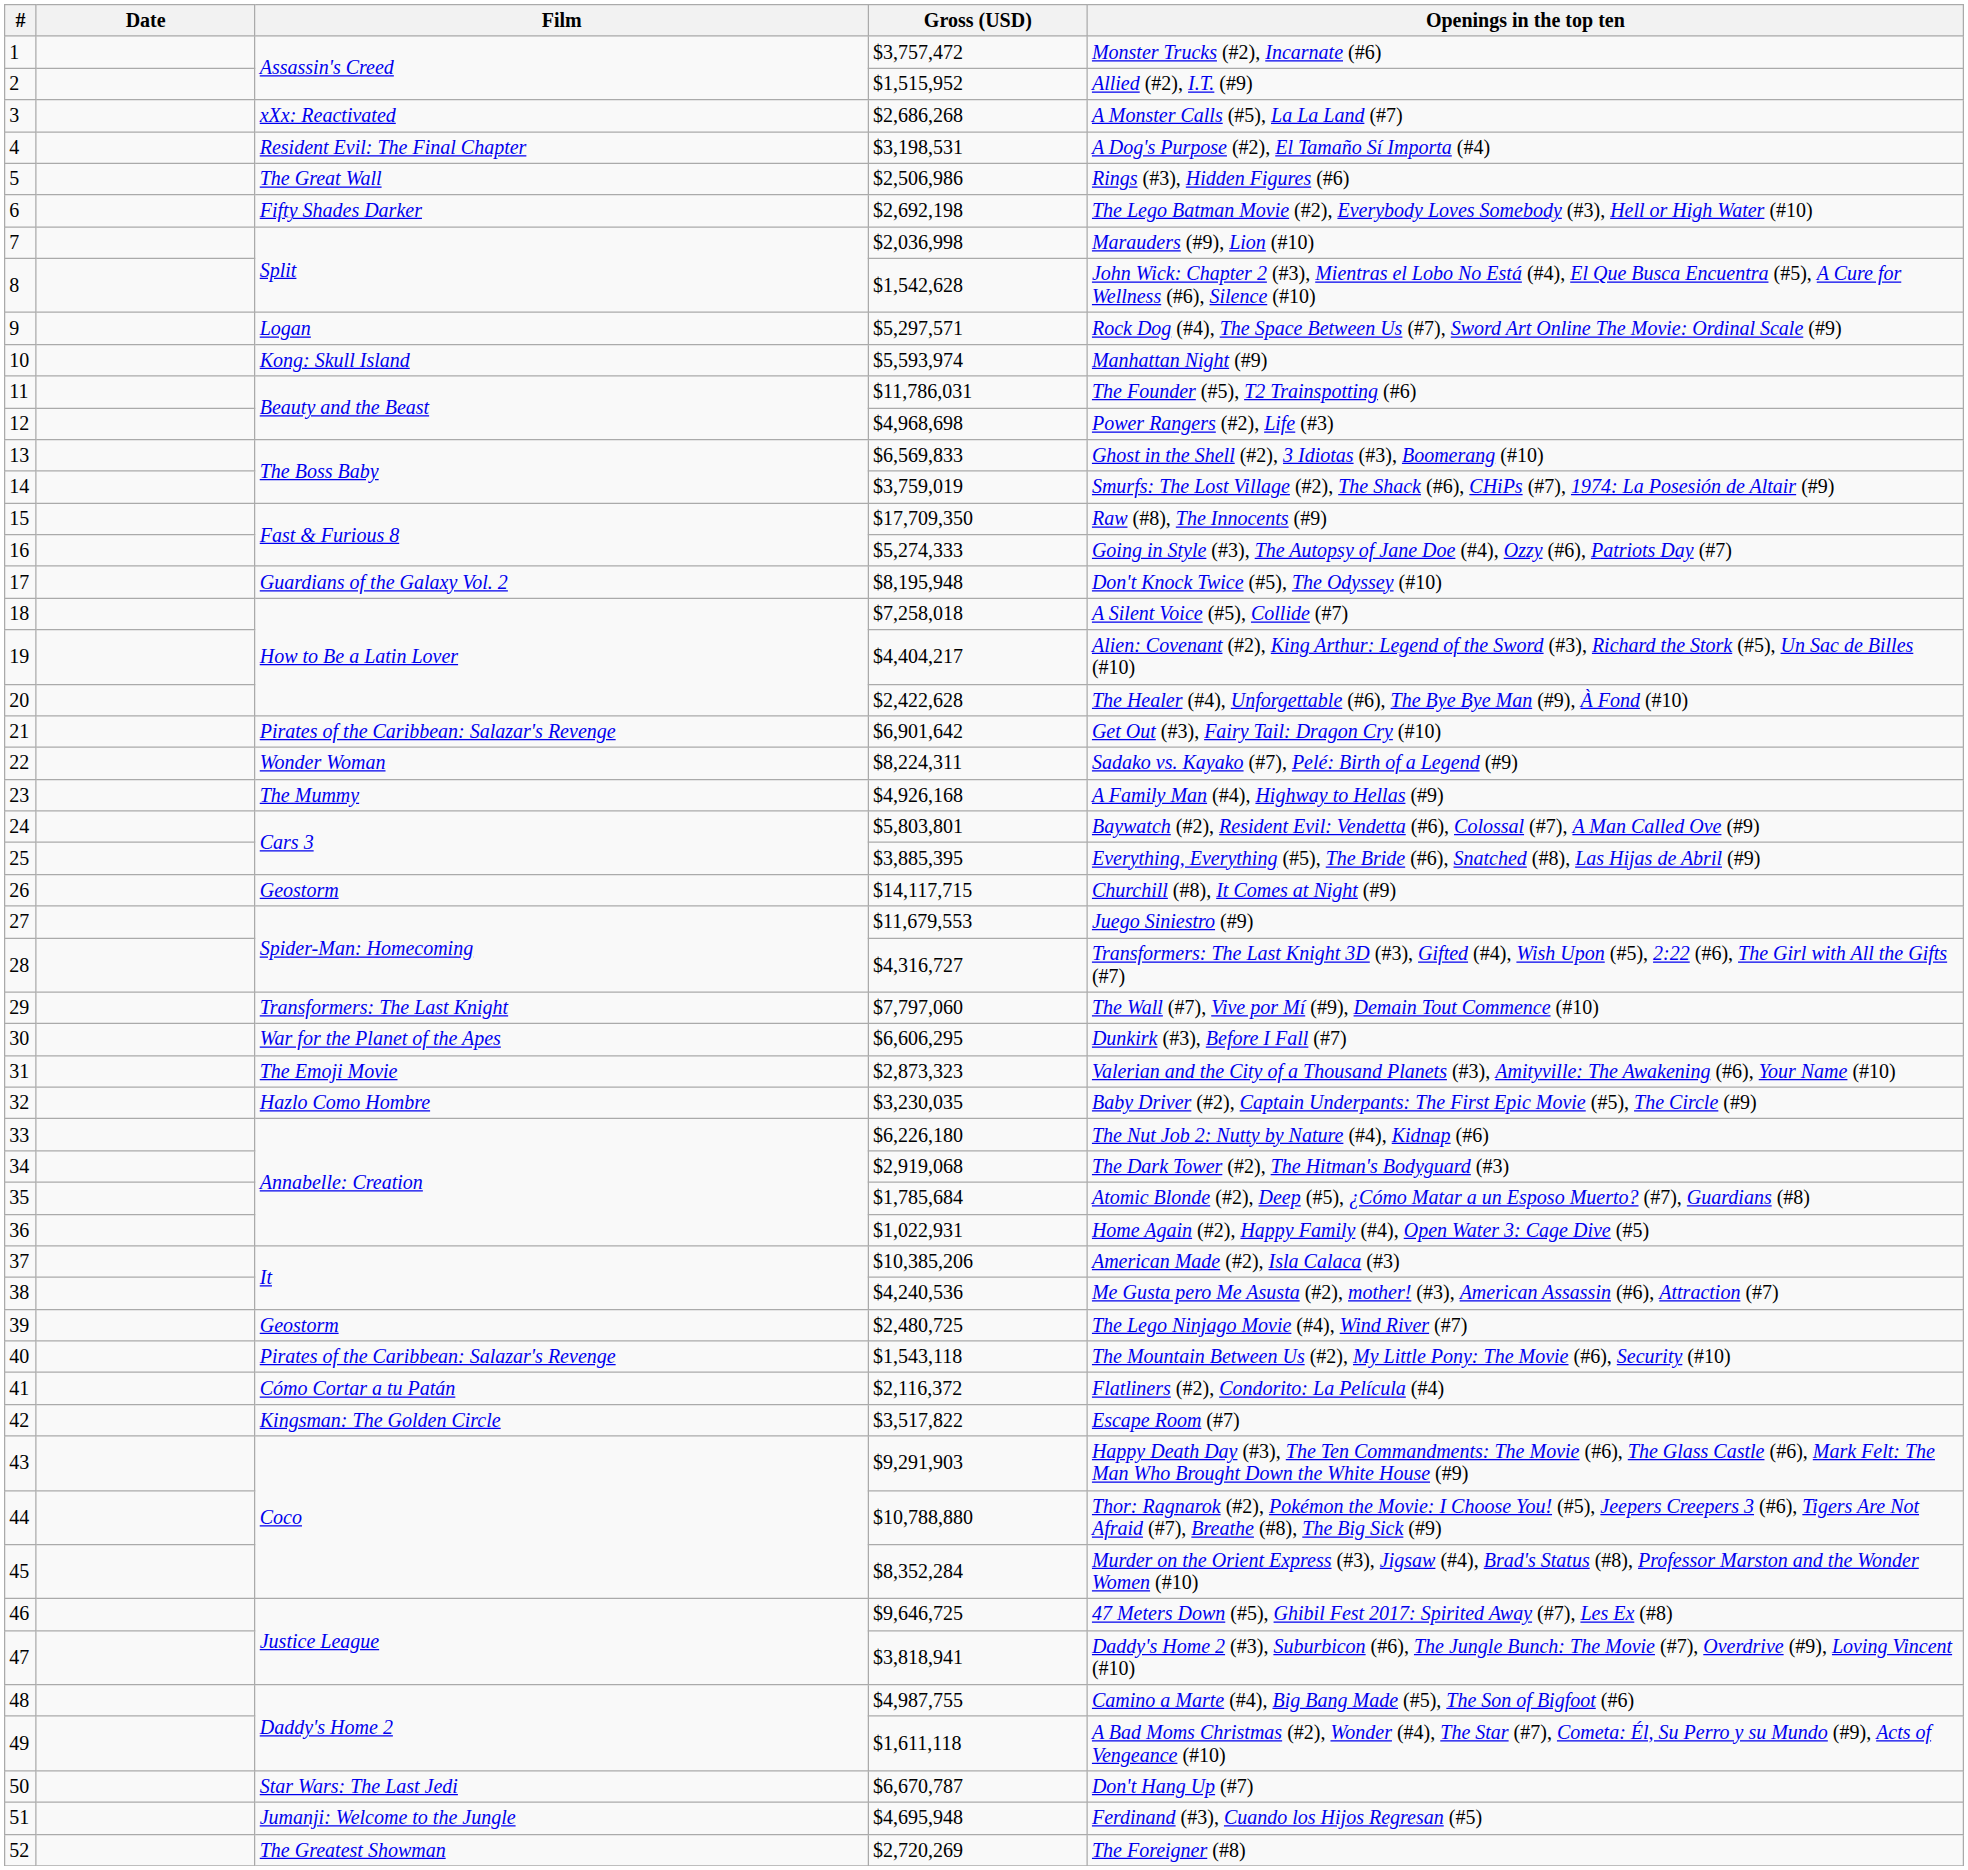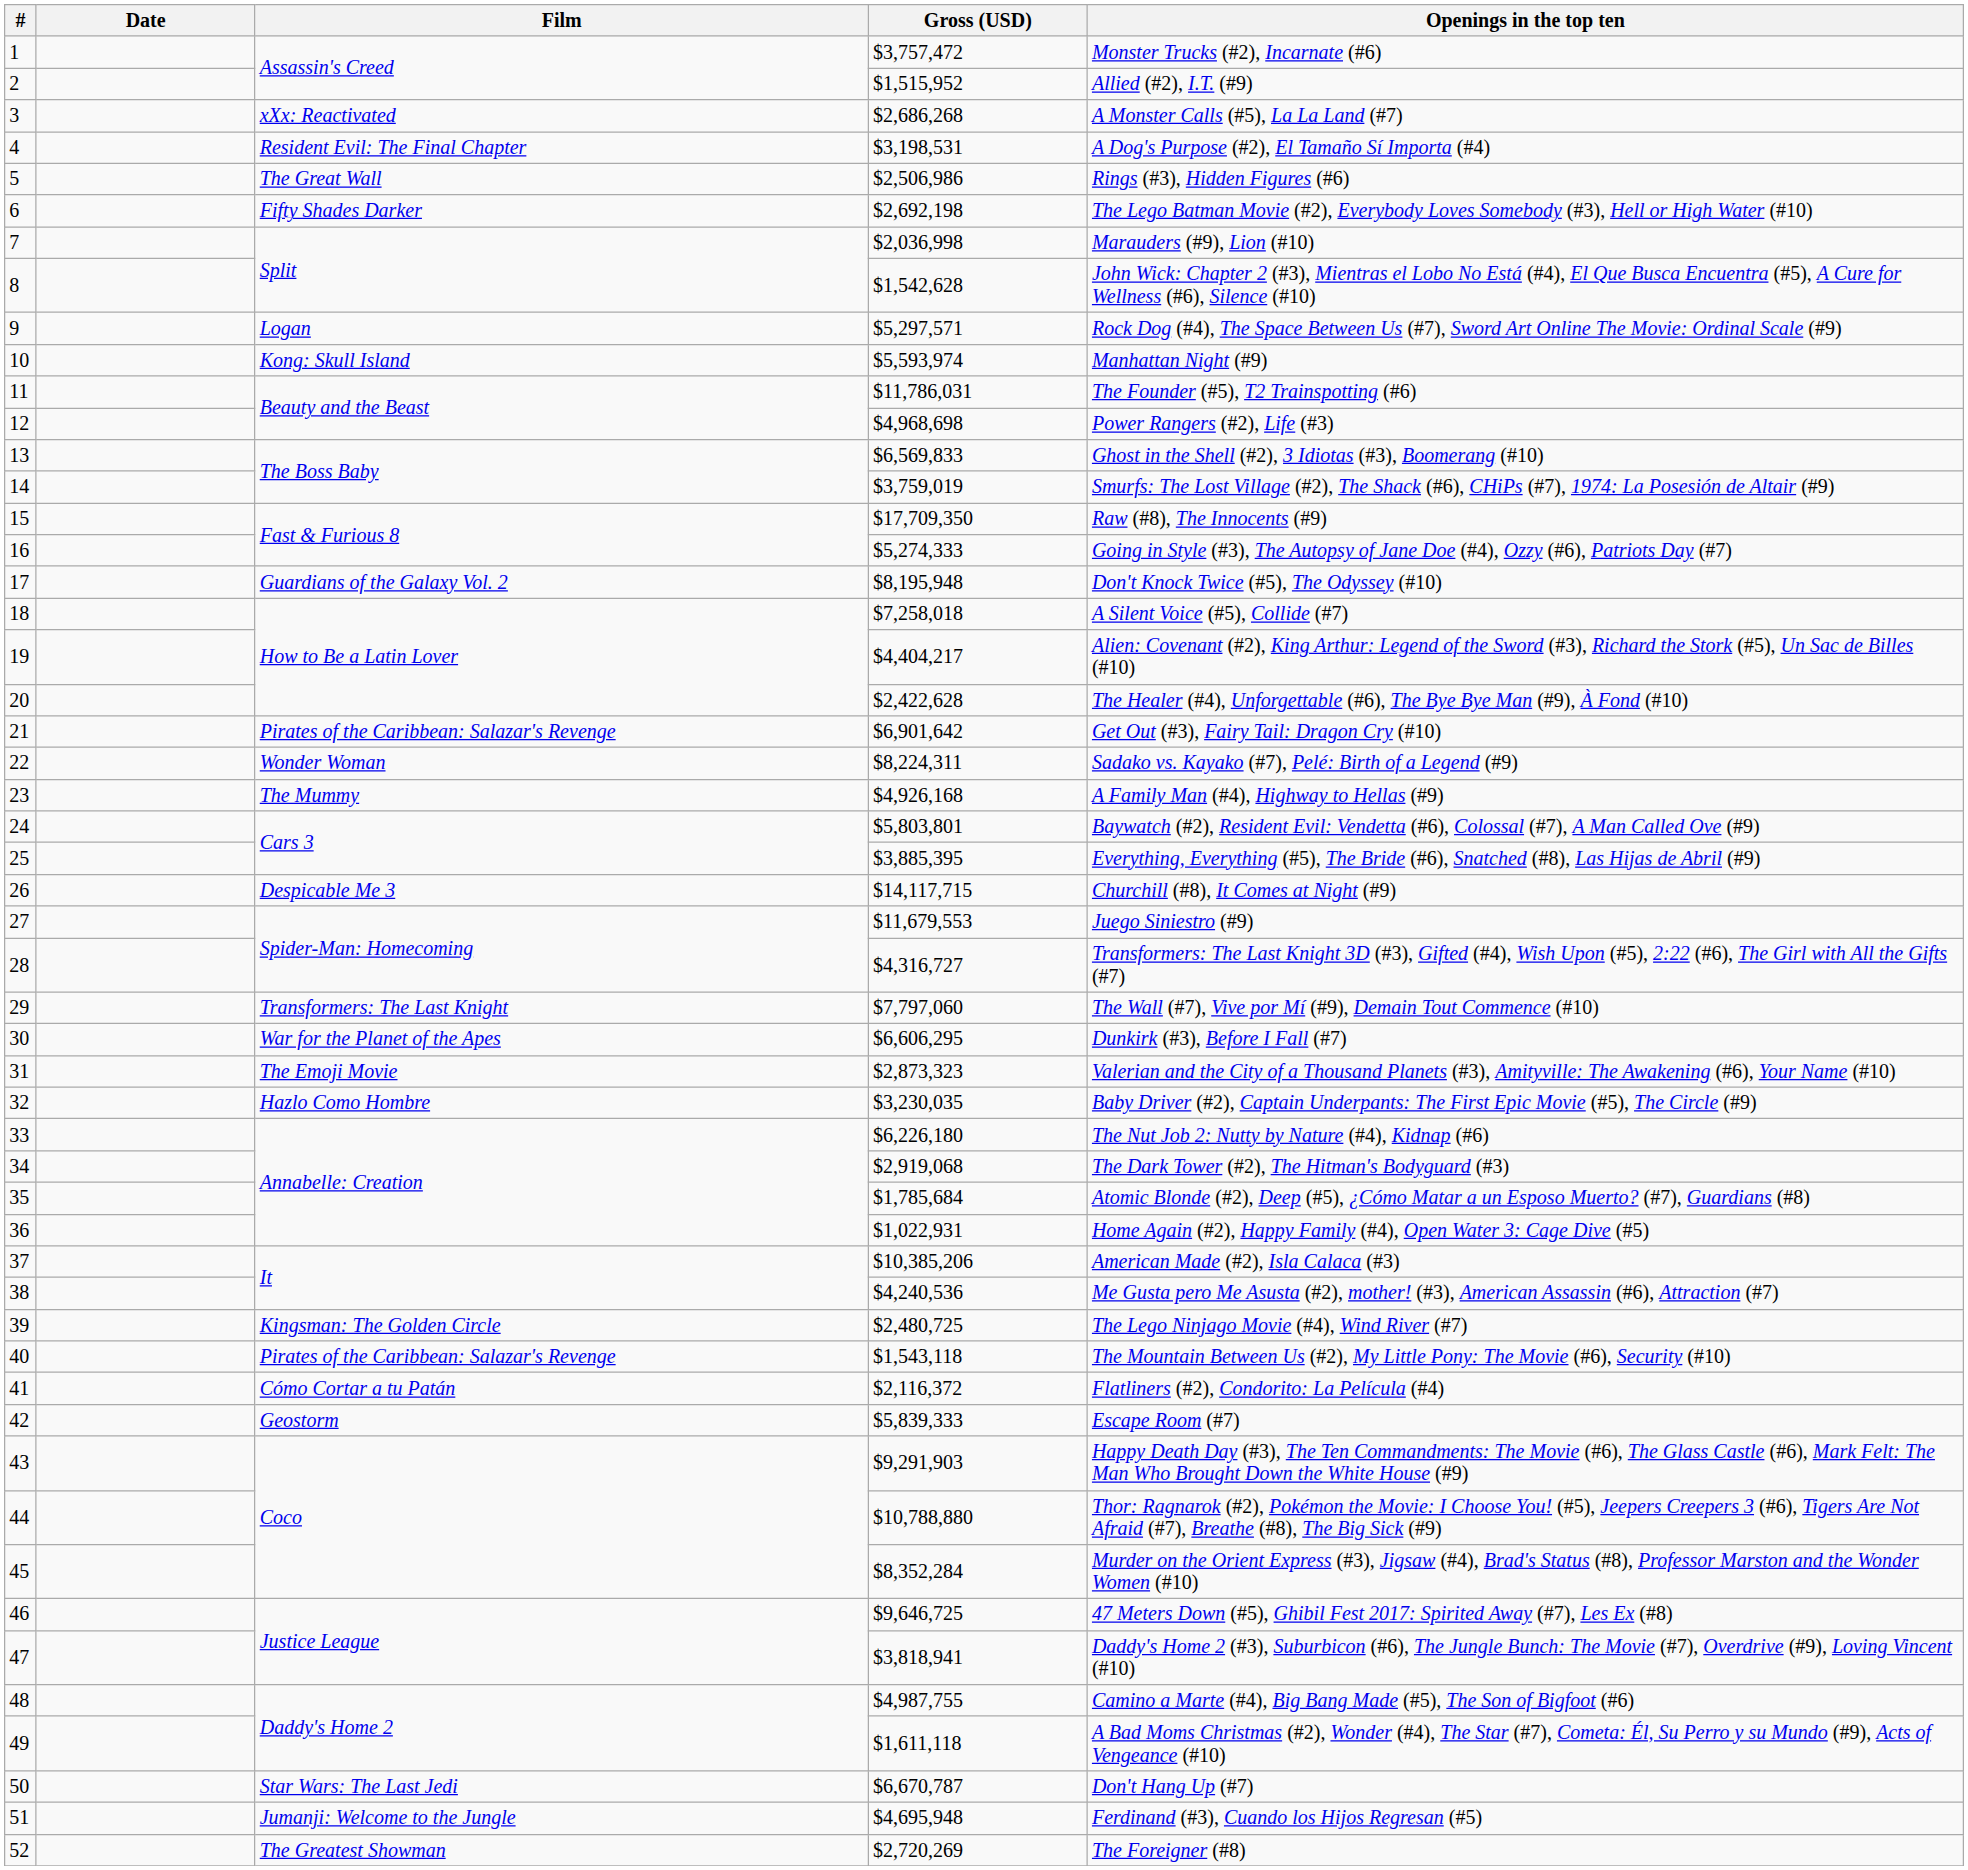(299, 890) Geostorm -> (327, 890) Despicable Me 3
(299, 1324) Geostorm -> (380, 1324) Kingsman: The Golden Circle
(380, 1420) Kingsman: The Golden Circle -> (299, 1420) Geostorm
(918, 1420) $3,517,822 -> (918, 1420) $5,839,333
